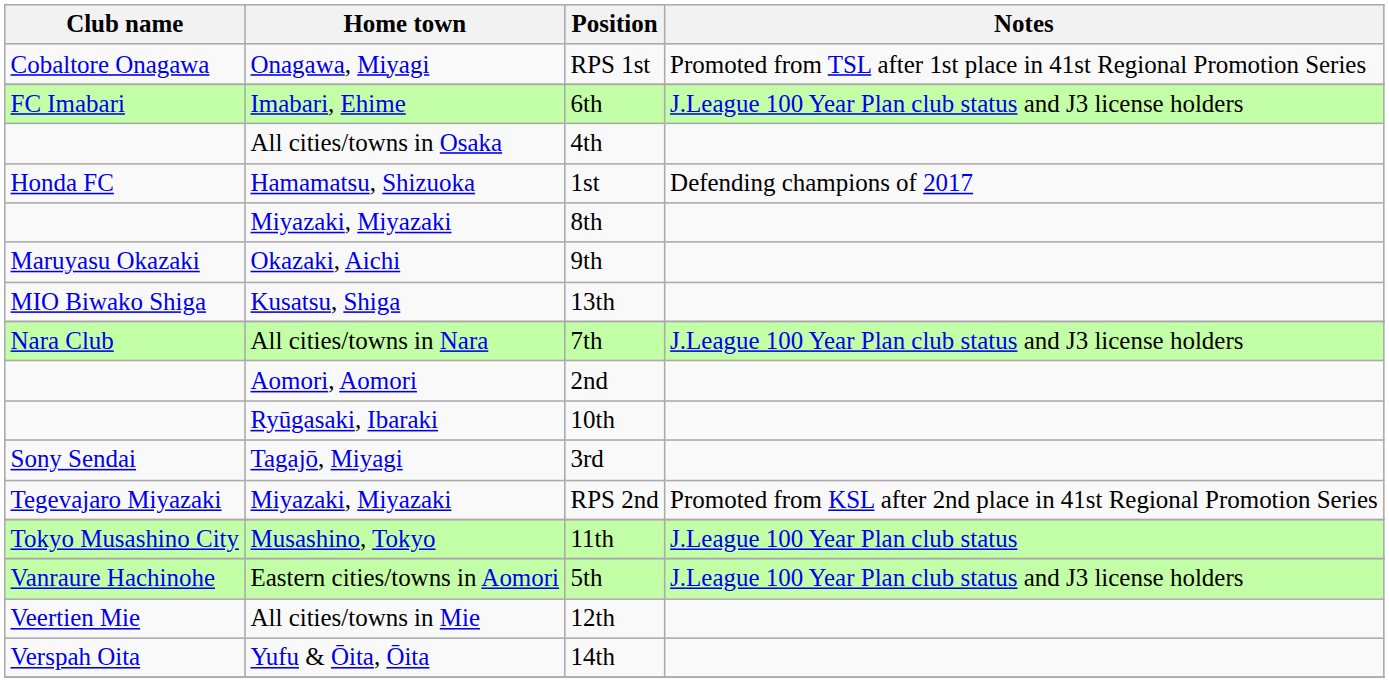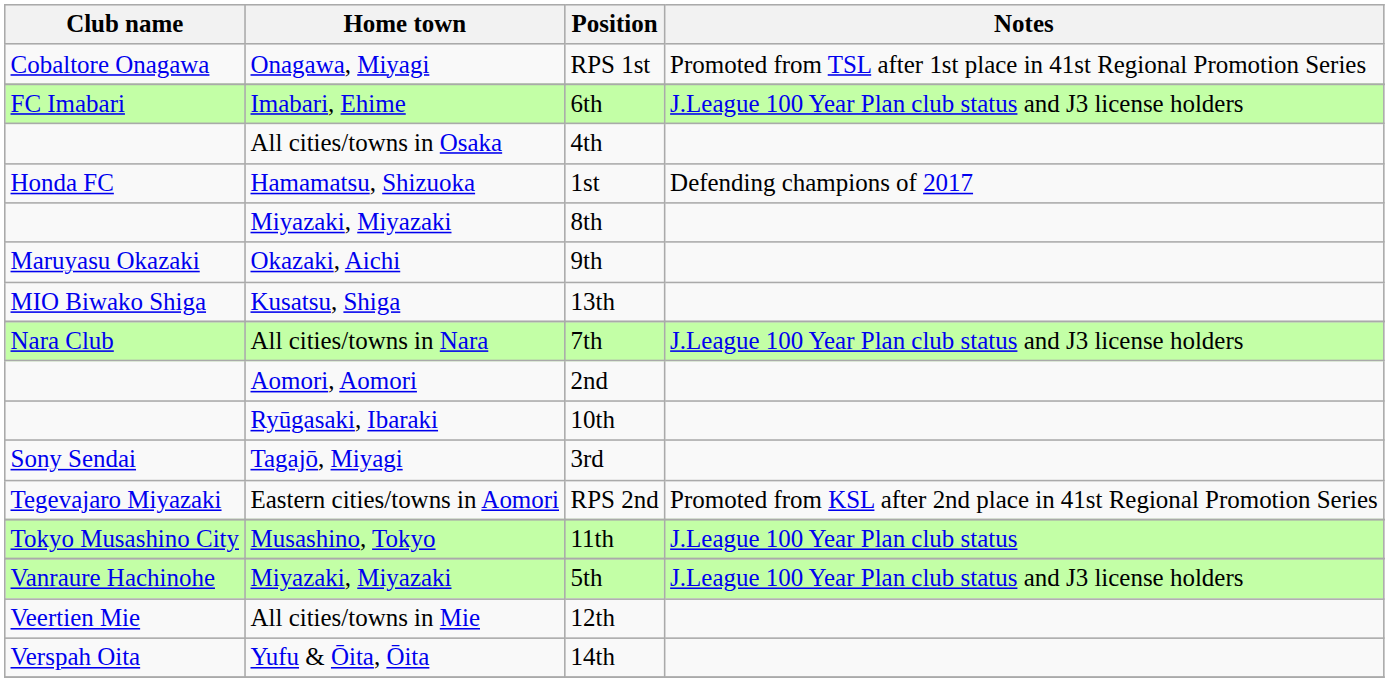(351, 499) Miyazaki, Miyazaki -> (405, 499) Eastern cities/towns in Aomori
(405, 578) Eastern cities/towns in Aomori -> (351, 578) Miyazaki, Miyazaki
